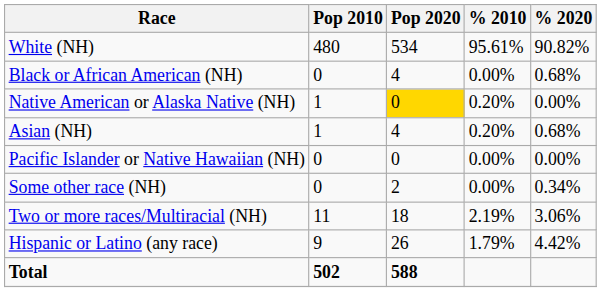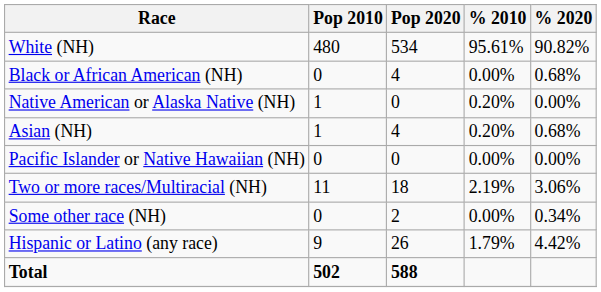(395, 103) gold background -> (395, 103) no background
rows swapped: (87, 187) <-> (138, 215)
